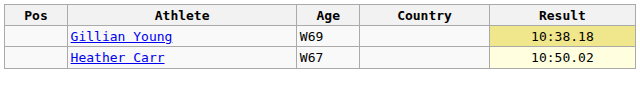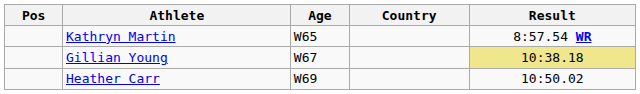+ row: (121, 36)
(312, 36) W69 -> (306, 57) W67
(312, 57) W67 -> (306, 79) W69
(562, 57) lightyellow background -> (552, 79) no background
